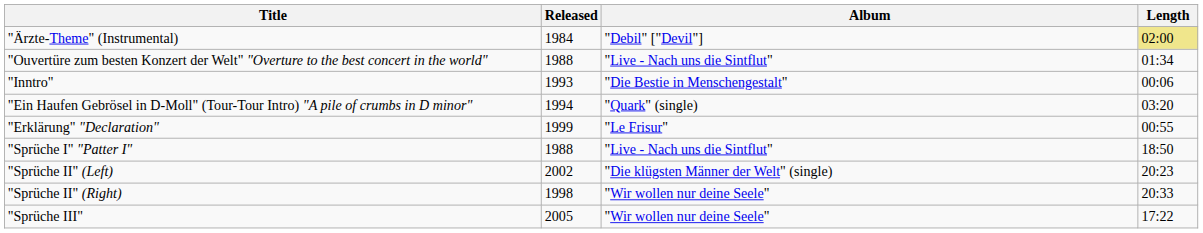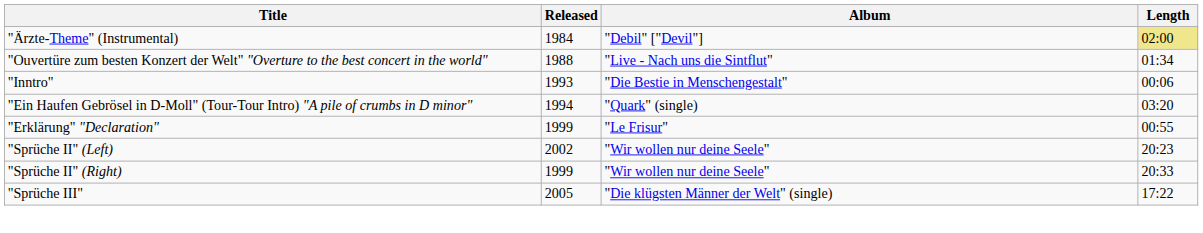- row: (70, 149)
(718, 171) "Die klügsten Männer der Welt" (single) -> (687, 149) "Wir wollen nur deine Seele"
(559, 194) 1998 -> (559, 171) 1999
(687, 216) "Wir wollen nur deine Seele" -> (718, 194) "Die klügsten Männer der Welt" (single)
